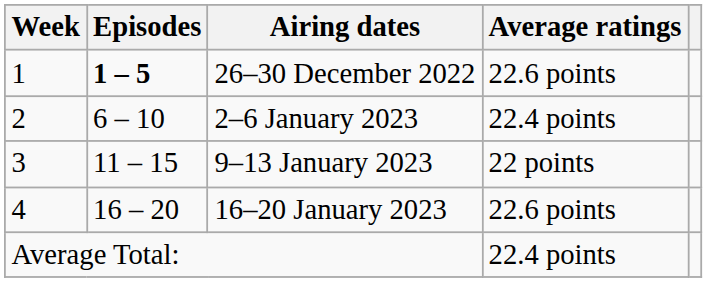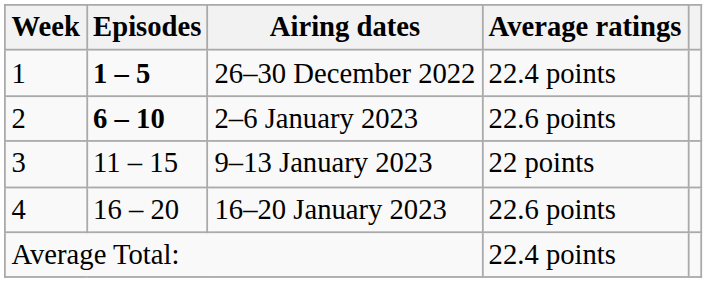(552, 72) 22.6 points -> (552, 72) 22.4 points
(129, 118) normal -> (129, 118) bold
(552, 118) 22.4 points -> (552, 118) 22.6 points
